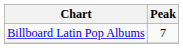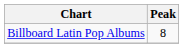(163, 33) 7 -> (163, 33) 8
